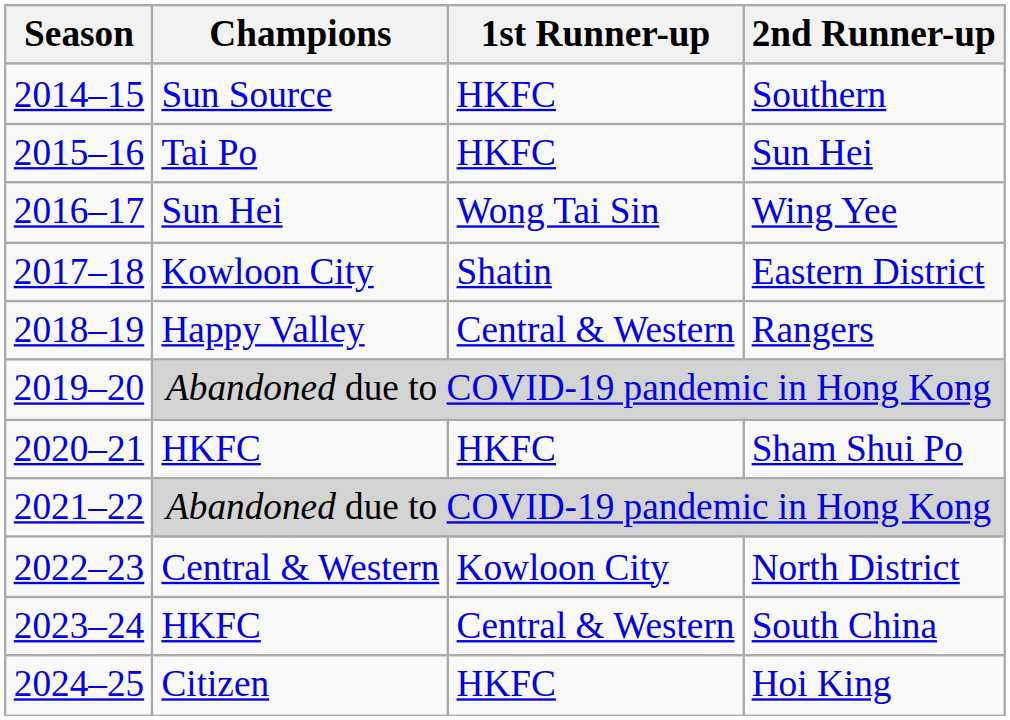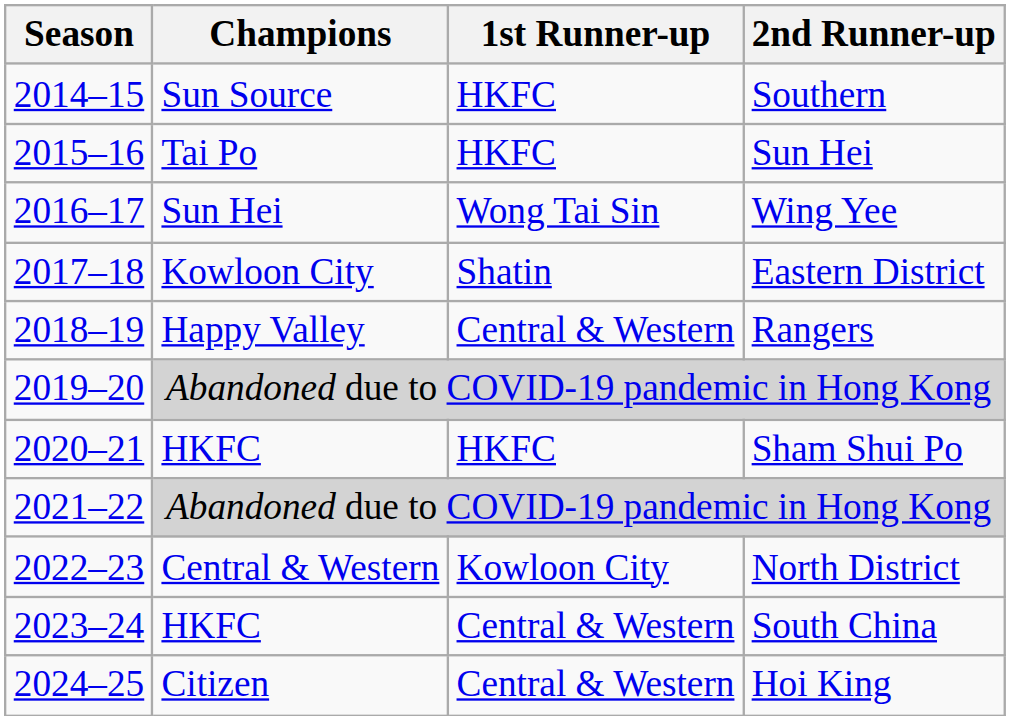(506, 684) HKFC -> (595, 684) Central & Western
